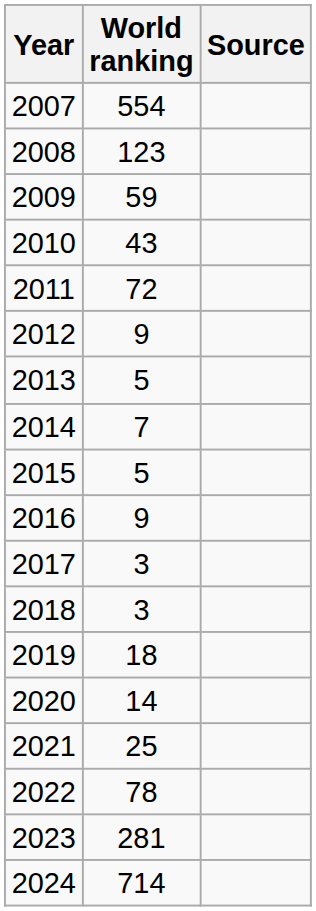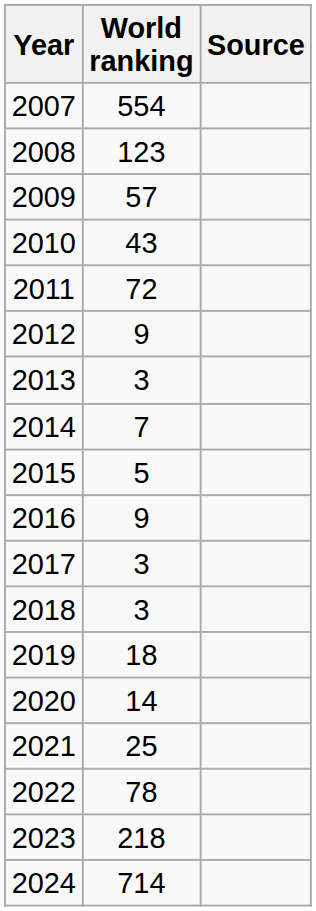(141, 197) 59 -> (141, 197) 57
(141, 380) 5 -> (141, 380) 3
(141, 838) 281 -> (141, 838) 218
